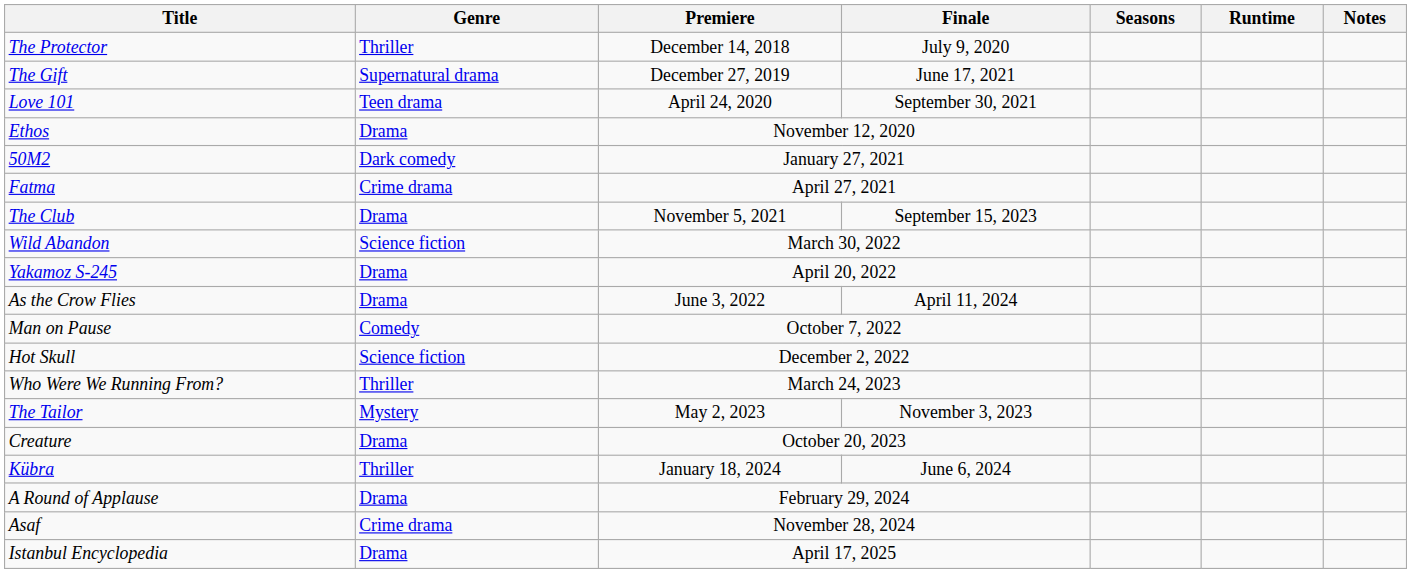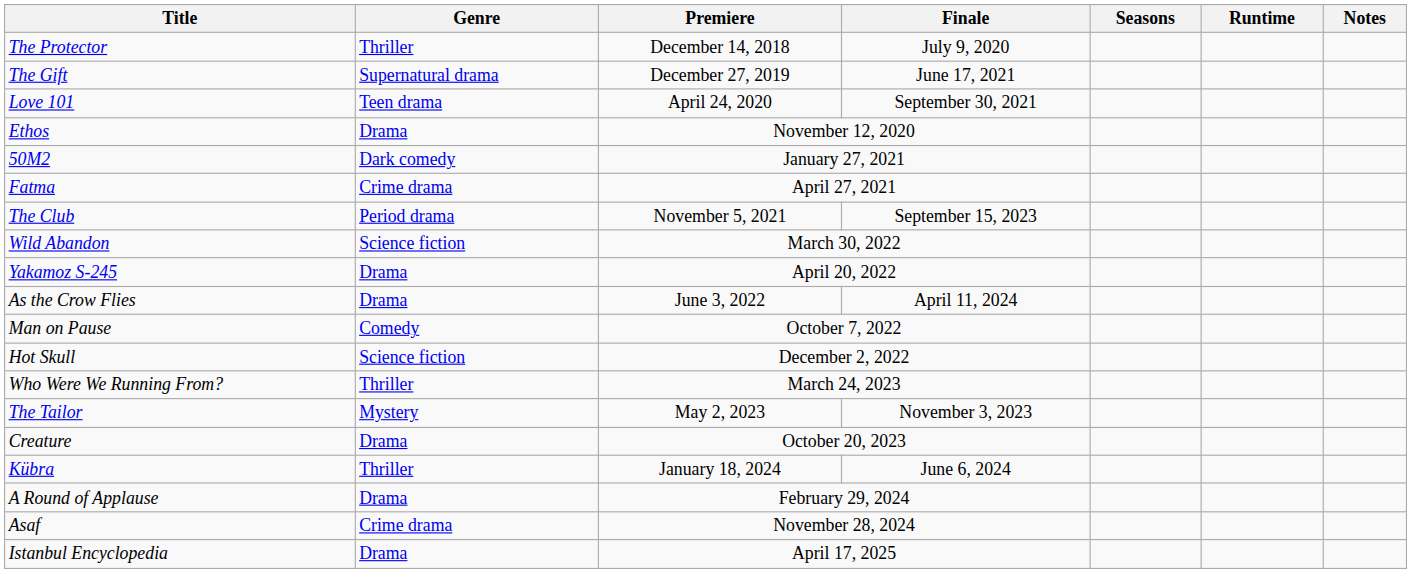(383, 215) Drama -> (407, 215) Period drama
